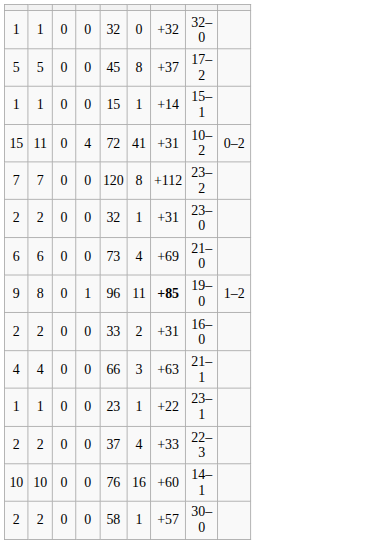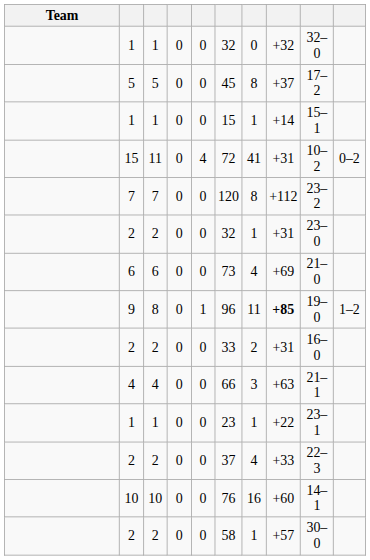+ column: (62, 15)
